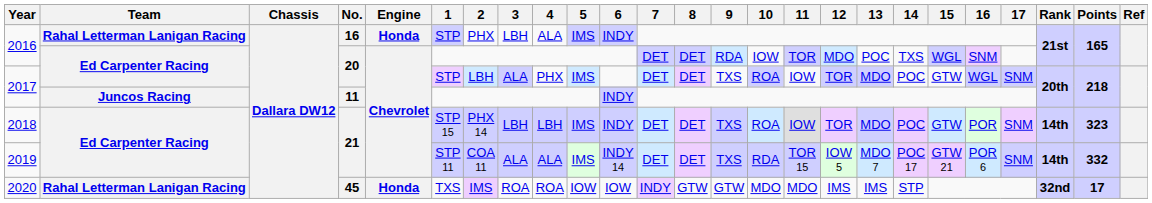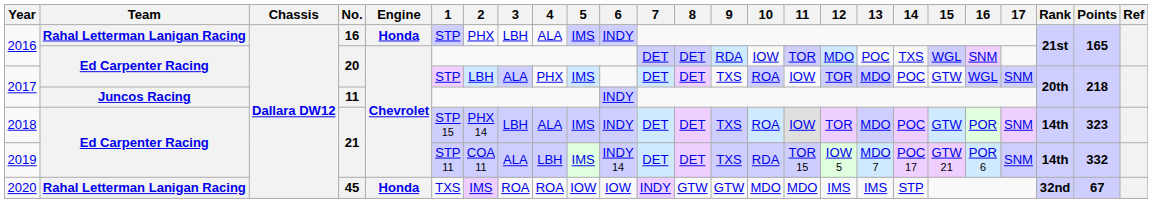(550, 124) LBH -> (550, 124) ALA
(550, 159) ALA -> (550, 159) LBH
(1097, 187) 17 -> (1097, 187) 67
